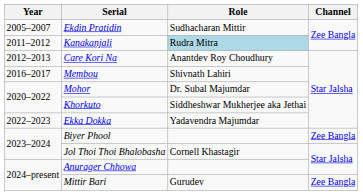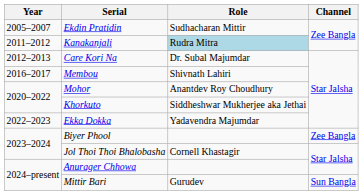(221, 58) Anantdev Roy Choudhury -> (210, 58) Dr. Subal Majumdar
(210, 89) Dr. Subal Majumdar -> (221, 89) Anantdev Roy Choudhury
(333, 182) Zee Bangla -> (333, 182) Sun Bangla
